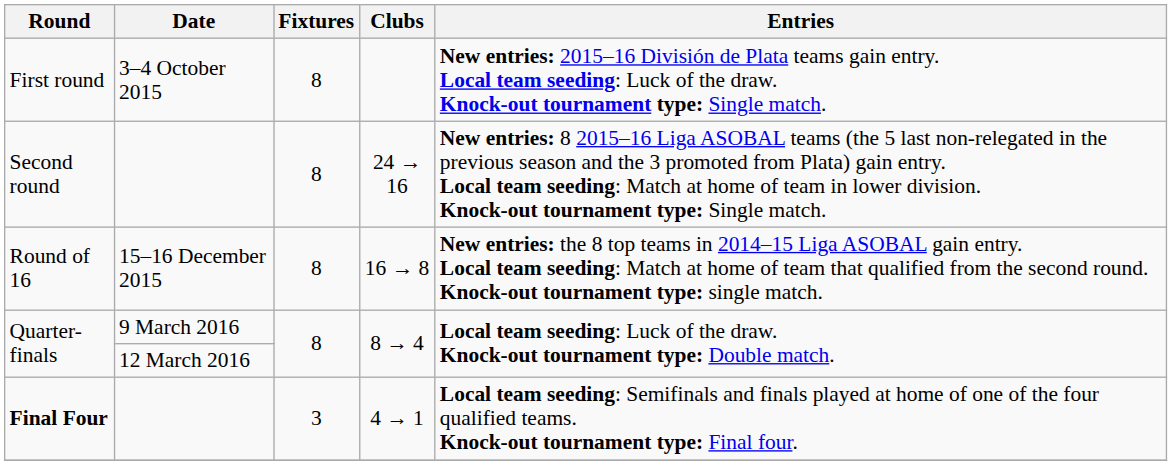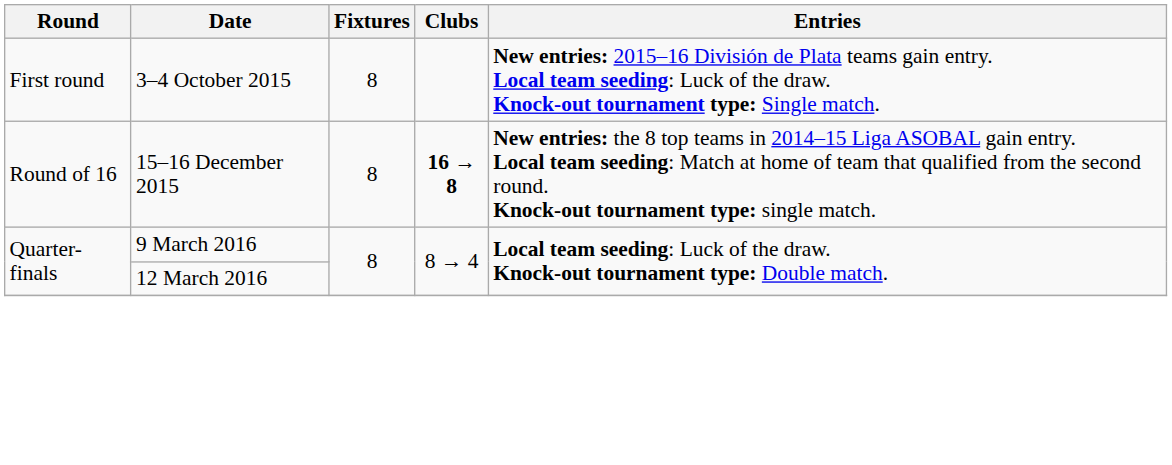- row: (41, 173)
(397, 268) normal -> (452, 173) bold
- row: (59, 418)
